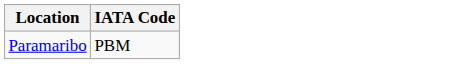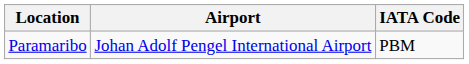+ column: (233, 17)
